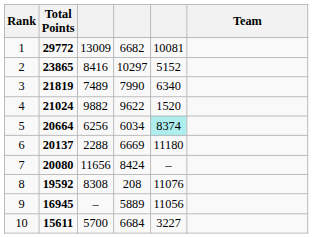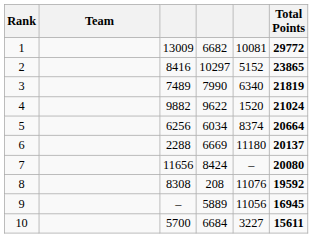columns swapped: (247, 21) <-> (58, 21)
(169, 125) paleturquoise background -> (251, 125) no background
